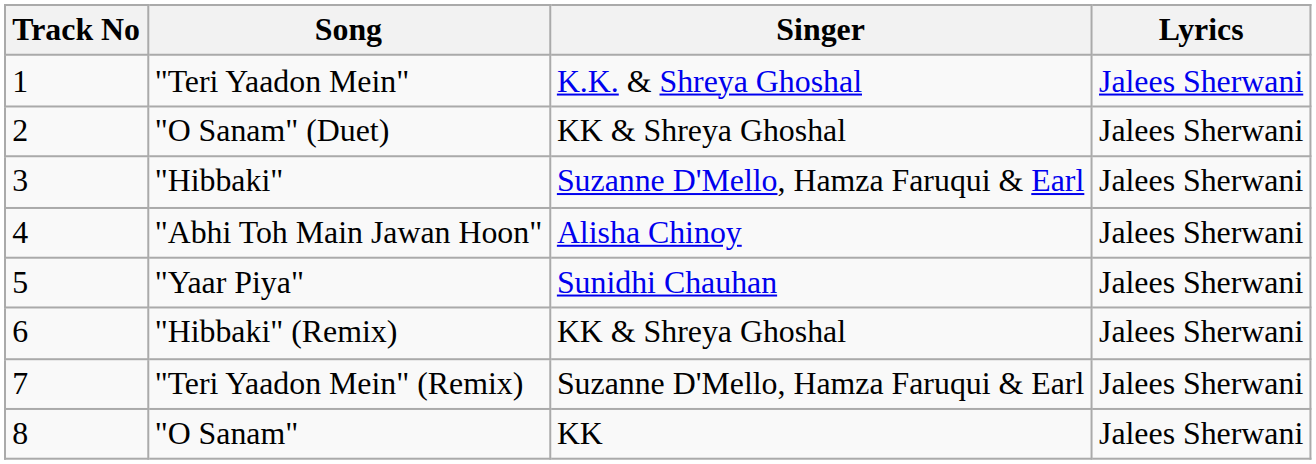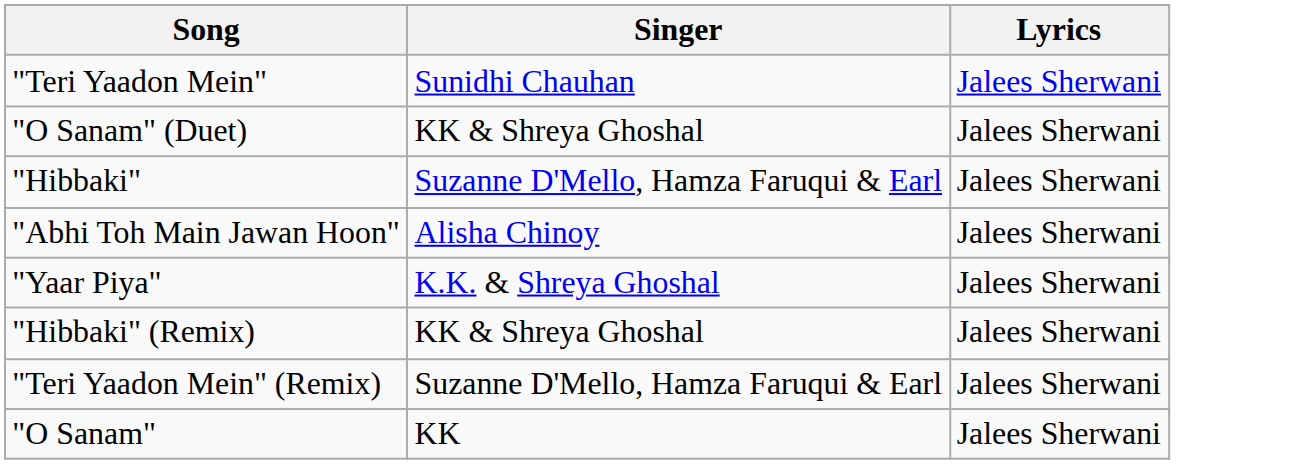- column: (76, 29)
(709, 80) K.K. & Shreya Ghoshal -> (525, 80) Sunidhi Chauhan
(667, 282) Sunidhi Chauhan -> (567, 282) K.K. & Shreya Ghoshal
